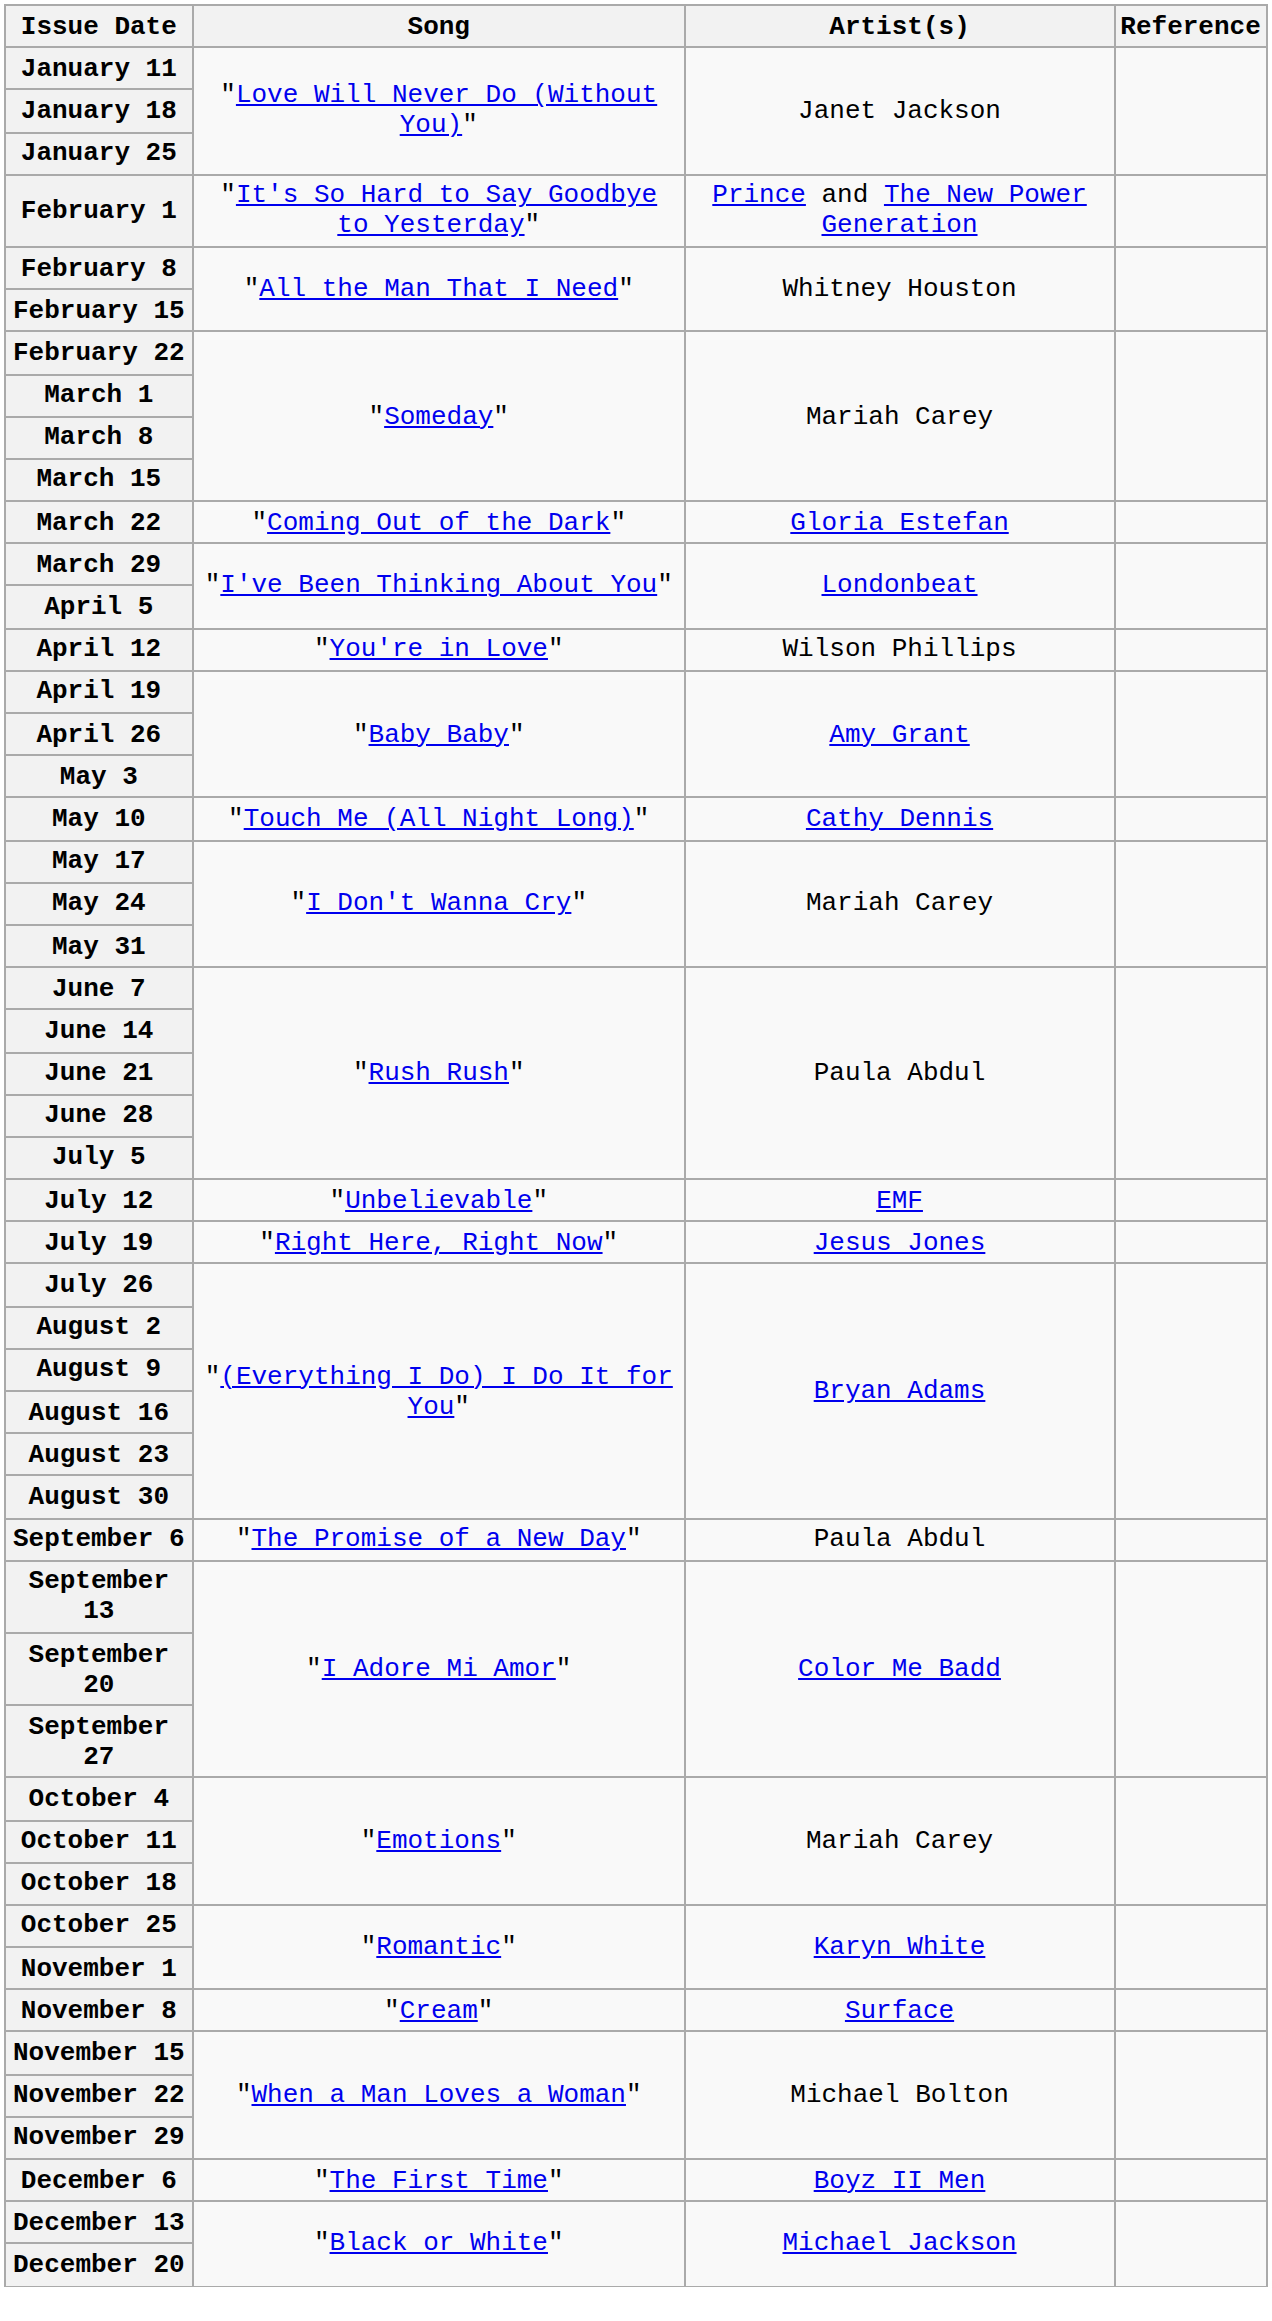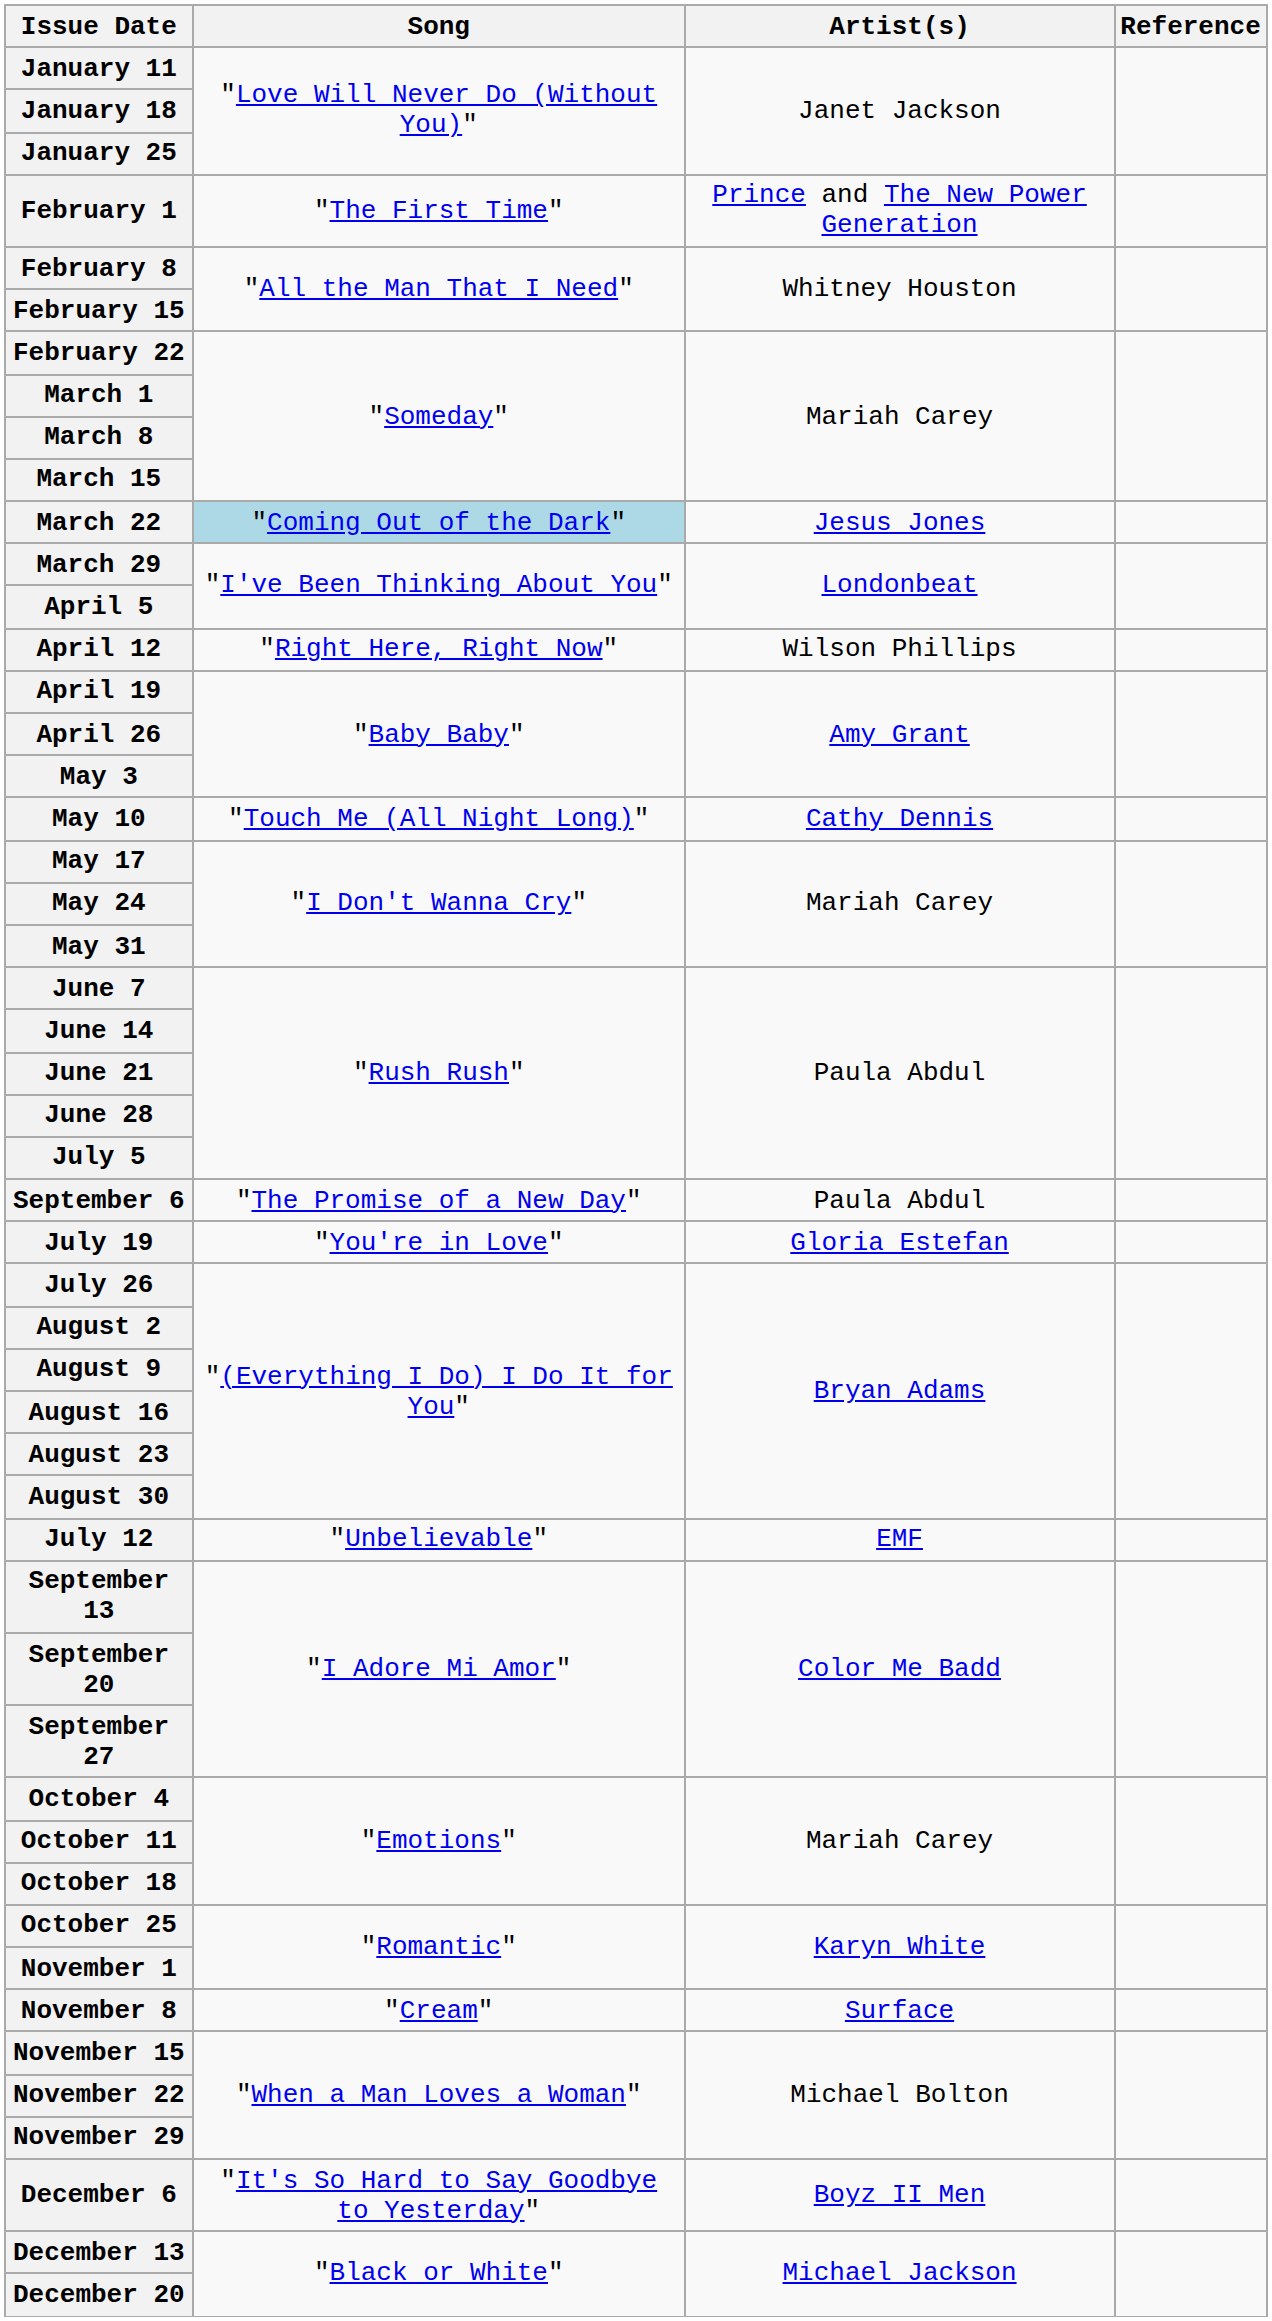(439, 211) "It's So Hard to Say Goodbye to Yesterday" -> (439, 211) "The First Time"
(439, 522) no background -> (439, 522) lightblue background
(900, 522) Gloria Estefan -> (900, 522) Jesus Jones
(439, 649) "You're in Love" -> (439, 649) "Right Here, Right Now"
rows swapped: (99, 1200) <-> (99, 1539)
(439, 1243) "Right Here, Right Now" -> (439, 1243) "You're in Love"
(900, 1243) Jesus Jones -> (900, 1243) Gloria Estefan
(439, 2180) "The First Time" -> (439, 2195) "It's So Hard to Say Goodbye to Yesterday"
